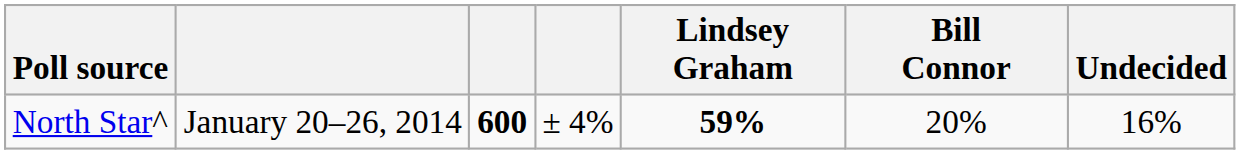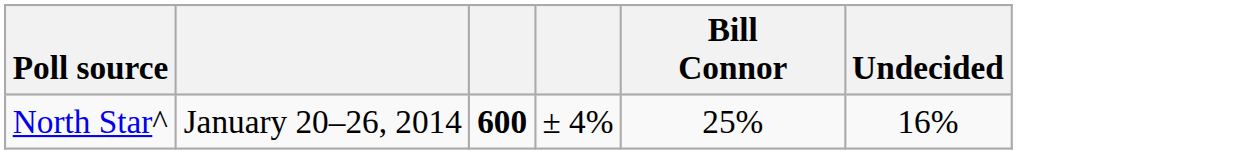- column: (733, 49)
(956, 121) 20% -> (733, 121) 25%
